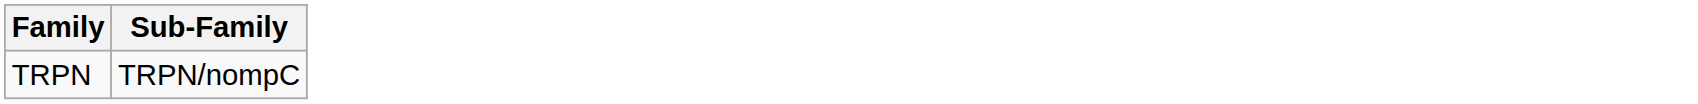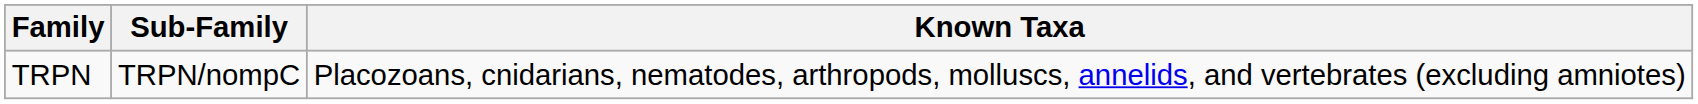+ column: (1000, 27)
